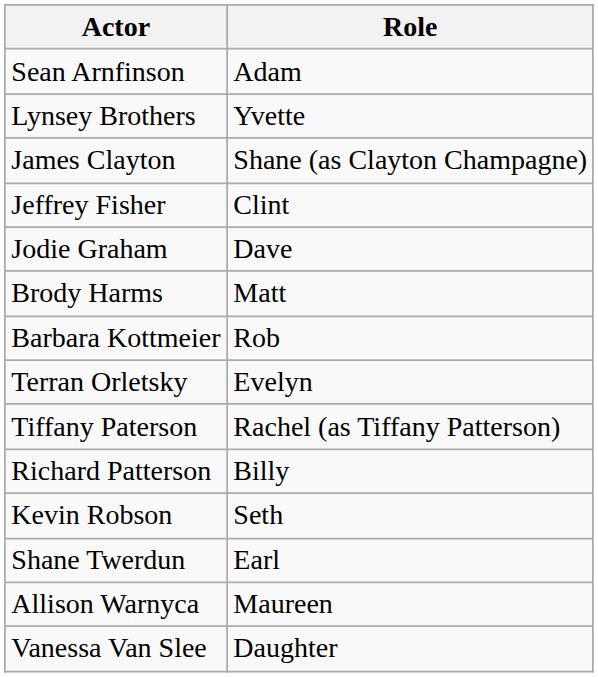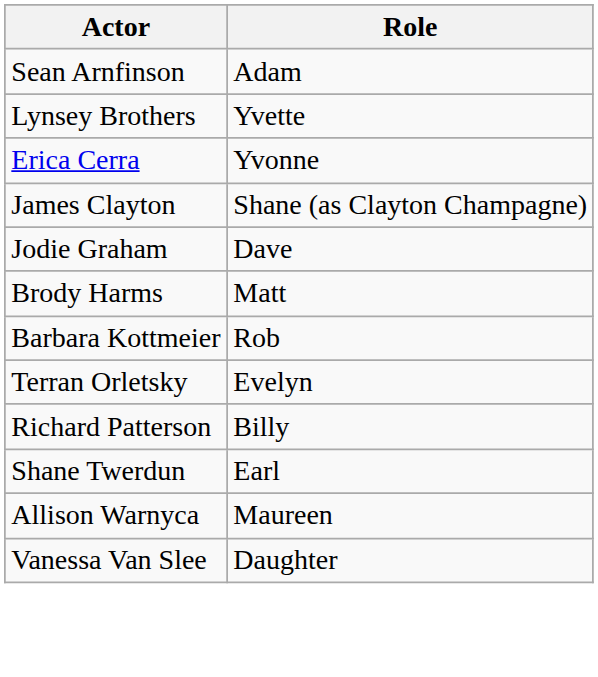+ row: (75, 159)
- row: (88, 204)
- row: (104, 426)
- row: (92, 515)
